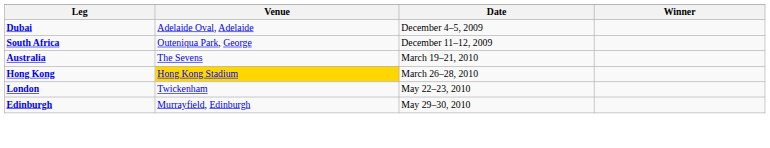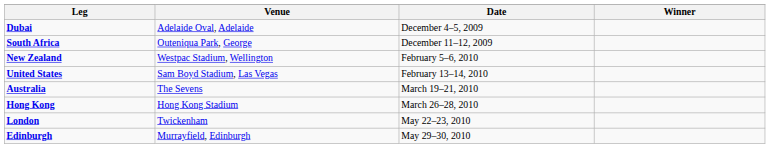+ row: (34, 58)
+ row: (34, 74)
(198, 74) gold background -> (198, 105) no background
